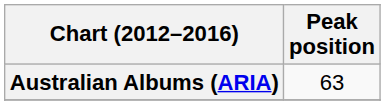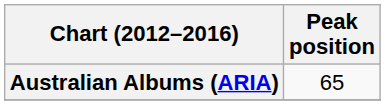(332, 81) 63 -> (332, 81) 65
